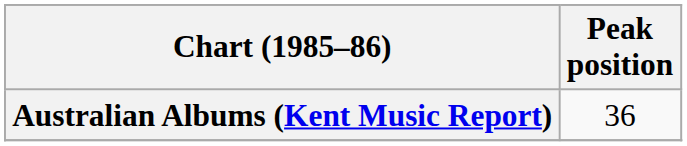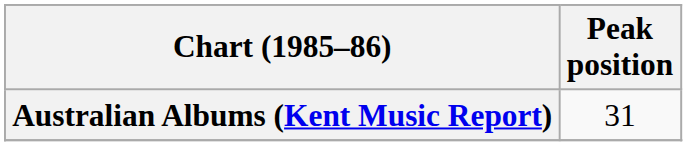(620, 114) 36 -> (620, 114) 31
